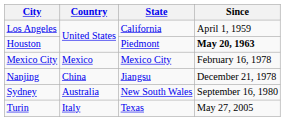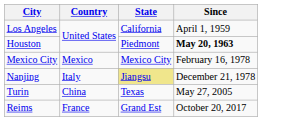(74, 76) China -> (71, 76) Italy
(136, 76) no background -> (136, 76) khaki background
- row: (22, 92)
(71, 108) Italy -> (74, 92) China
+ row: (20, 108)
